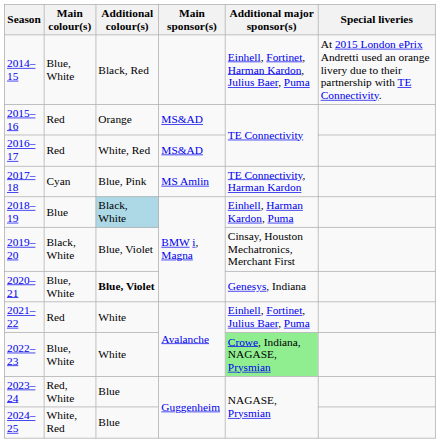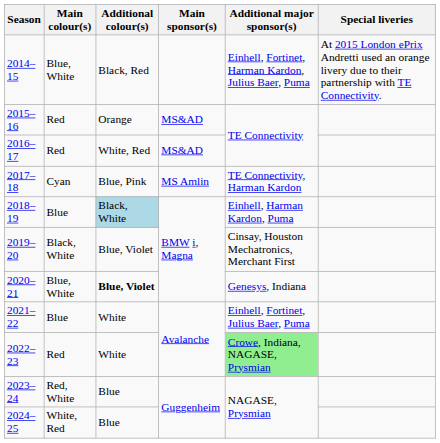(56, 317) Red -> (57, 317) Blue
(60, 354) Blue, White -> (56, 354) Red
